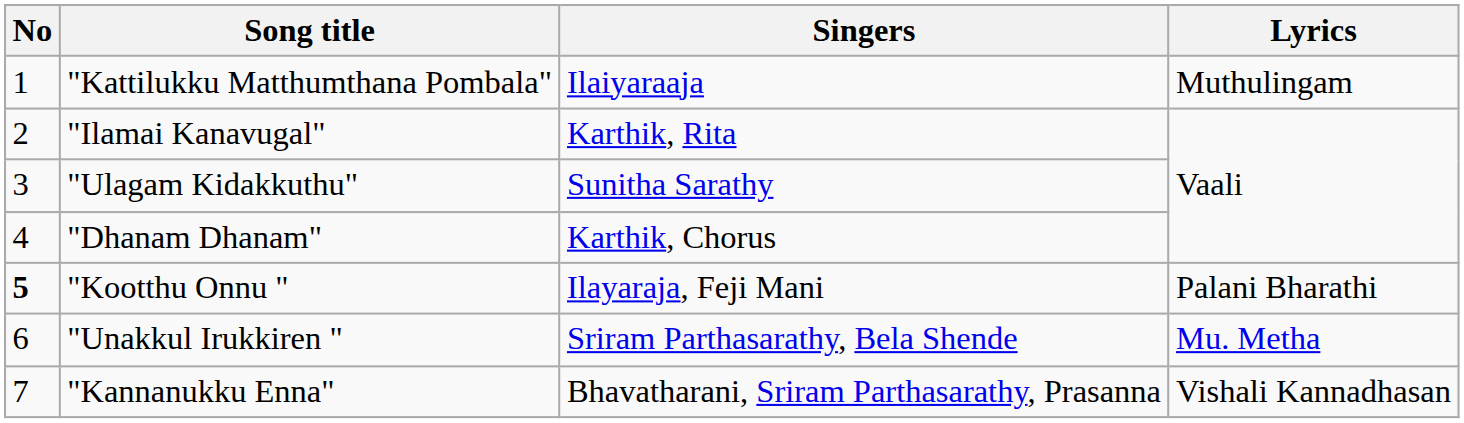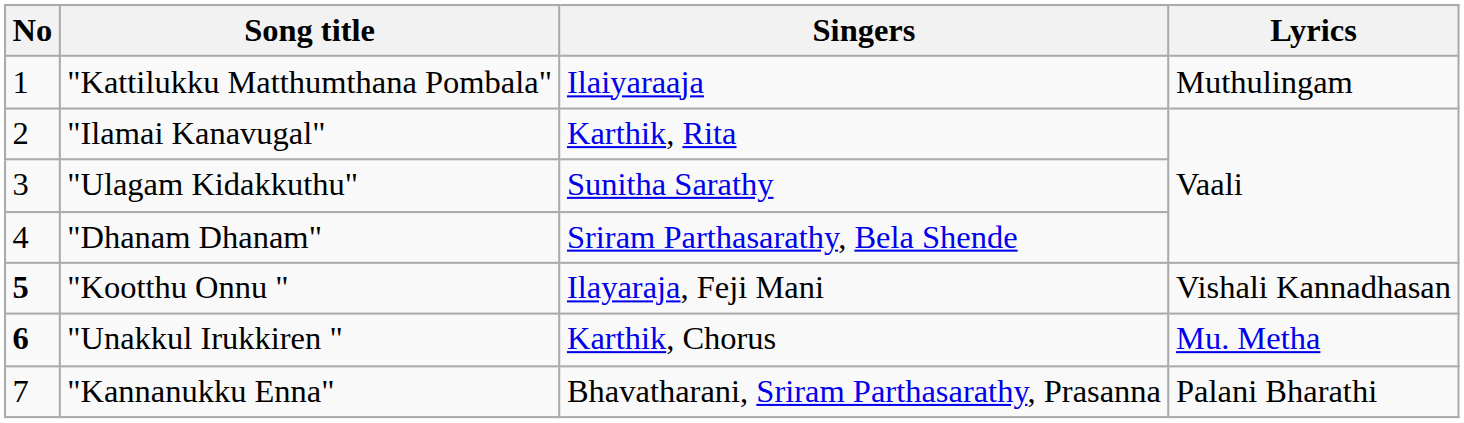(672, 236) Karthik, Chorus -> (792, 236) Sriram Parthasarathy, Bela Shende
(1277, 287) Palani Bharathi -> (1313, 287) Vishali Kannadhasan
(21, 339) normal -> (21, 339) bold
(792, 339) Sriram Parthasarathy, Bela Shende -> (672, 339) Karthik, Chorus
(1313, 390) Vishali Kannadhasan -> (1277, 390) Palani Bharathi
